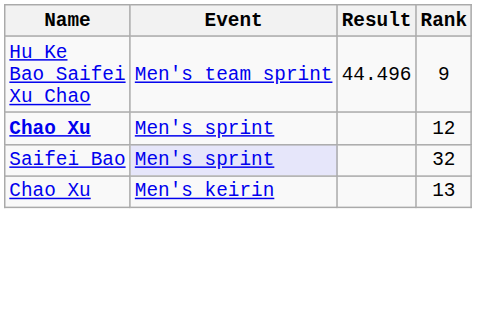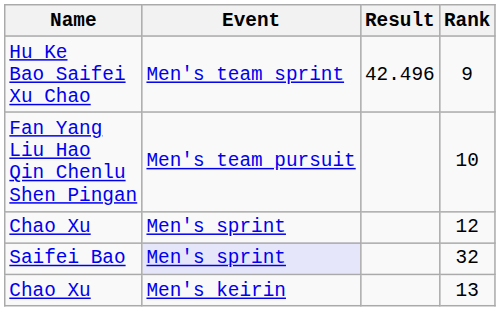(377, 74) 44.496 -> (400, 74) 42.496
+ row: (467, 162)
(50, 128) bold -> (50, 227) normal
